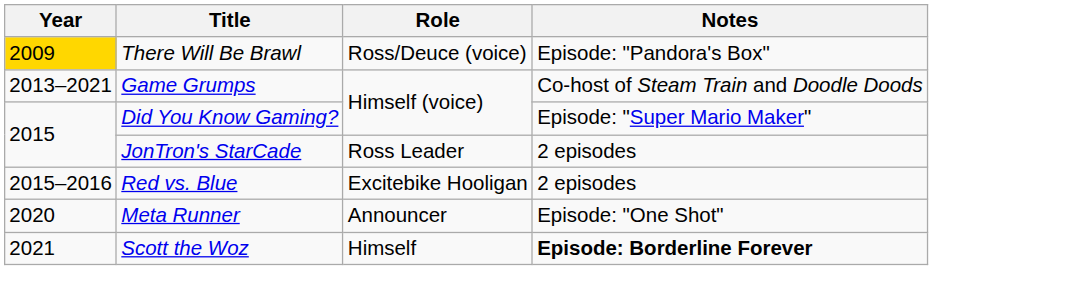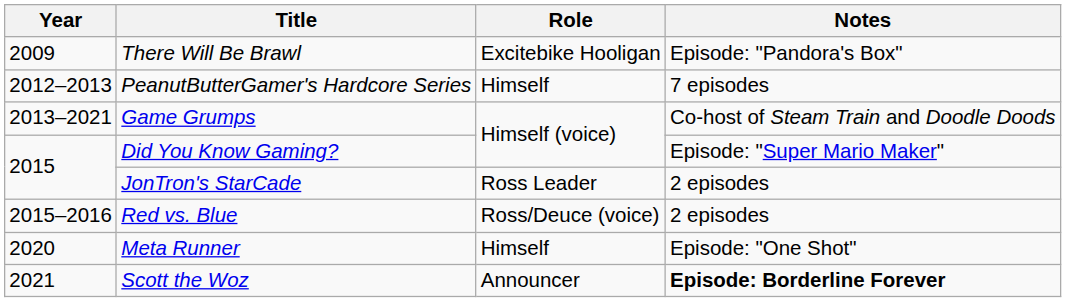(32, 53) gold background -> (32, 53) no background
(437, 53) Ross/Deuce (voice) -> (571, 53) Excitebike Hooligan
+ row: (296, 85)
(438, 183) Excitebike Hooligan -> (570, 215) Ross/Deuce (voice)
(397, 215) Announcer -> (515, 248) Himself
(382, 248) Himself -> (530, 280) Announcer
